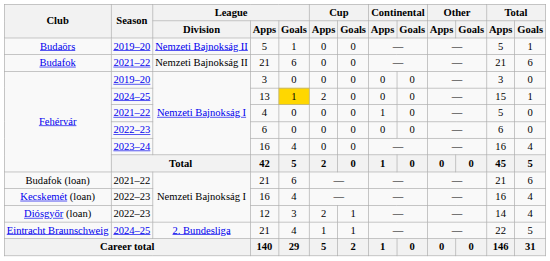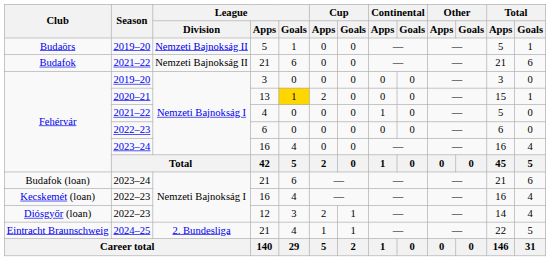(132, 96) 2024–25 -> (132, 96) 2020–21
(132, 180) 2021–22 -> (132, 180) 2023–24
